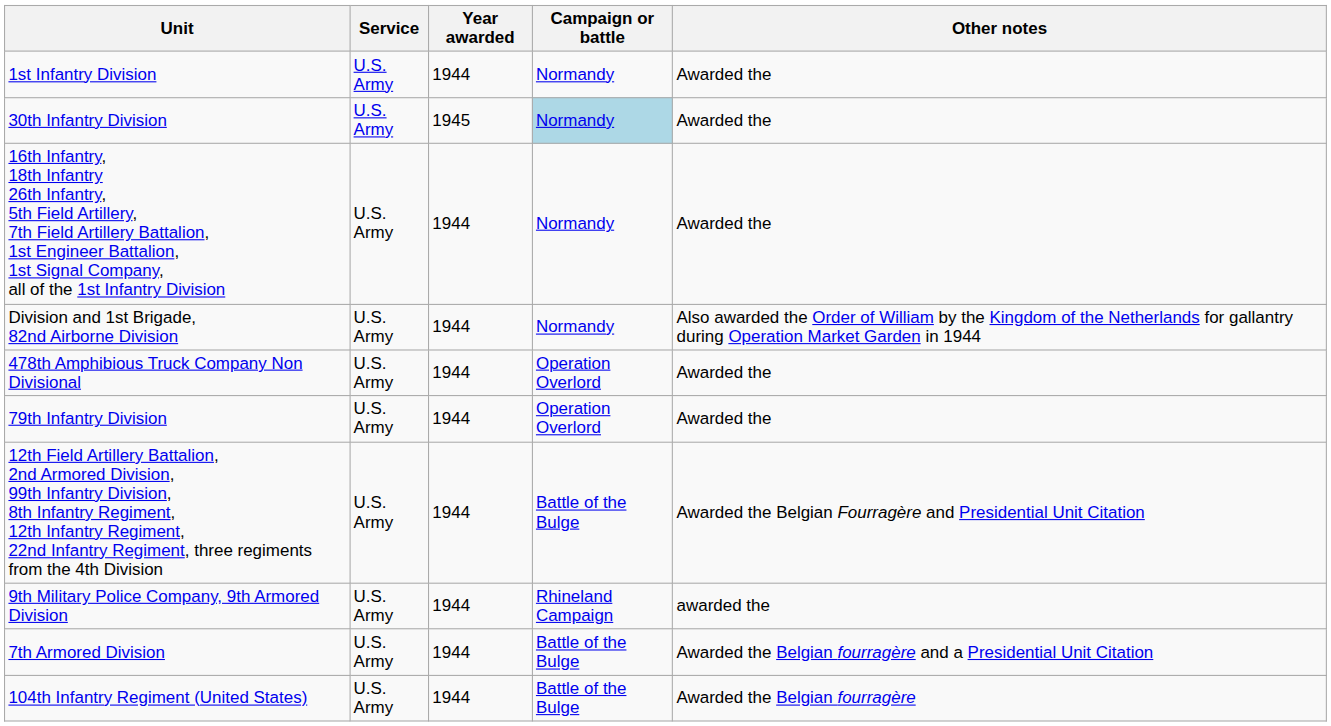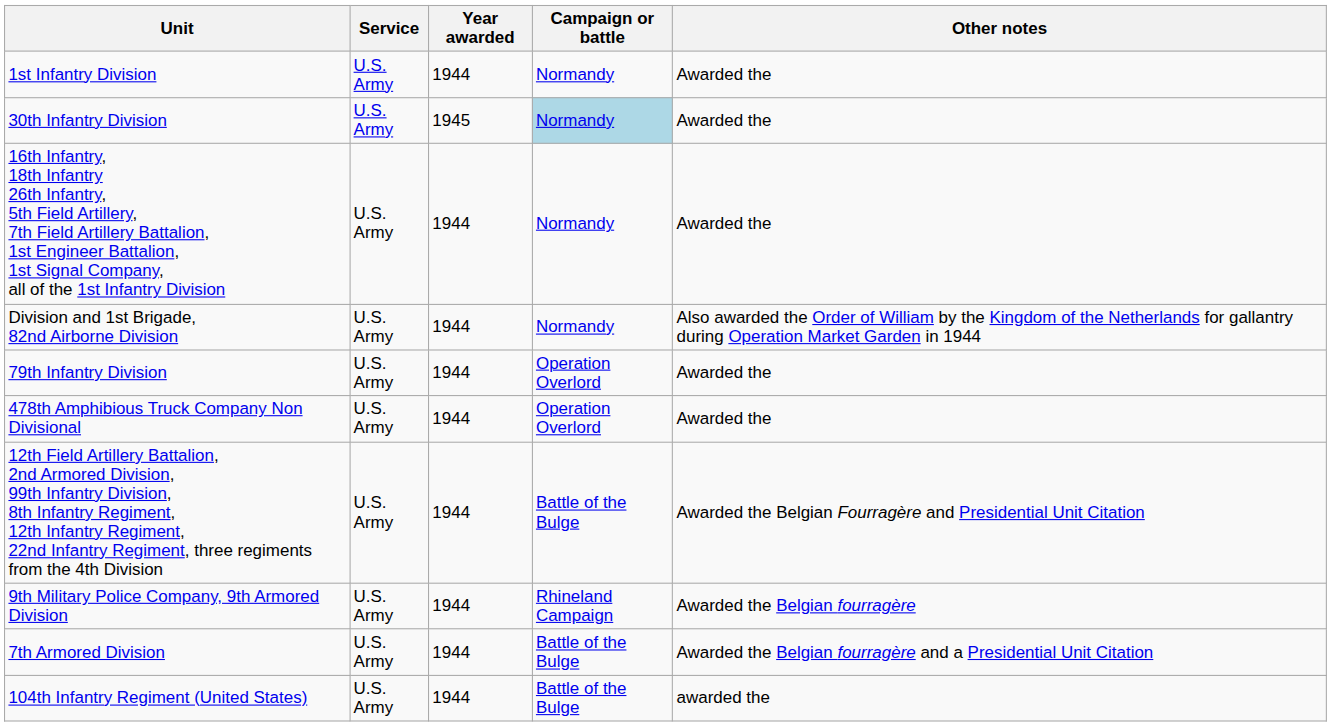rows swapped: (156, 372) <-> (88, 418)
(723, 606) awarded the -> (796, 606) Awarded the Belgian fourragère
(796, 698) Awarded the Belgian fourragère -> (723, 698) awarded the
